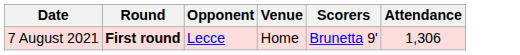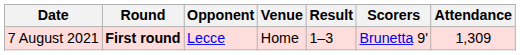+ column: (331, 15)
(423, 38) 1,306 -> (473, 38) 1,309
